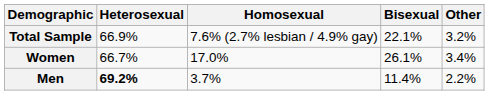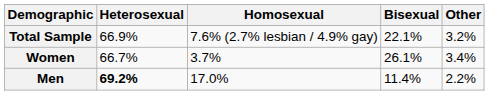(209, 57) 17.0% -> (206, 57) 3.7%
(206, 79) 3.7% -> (209, 79) 17.0%
